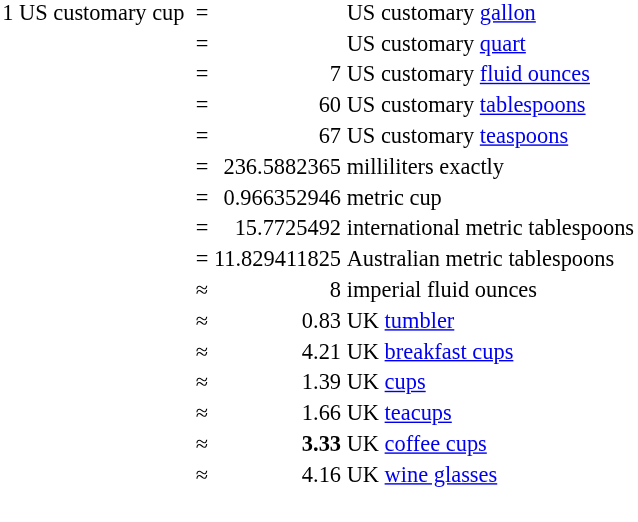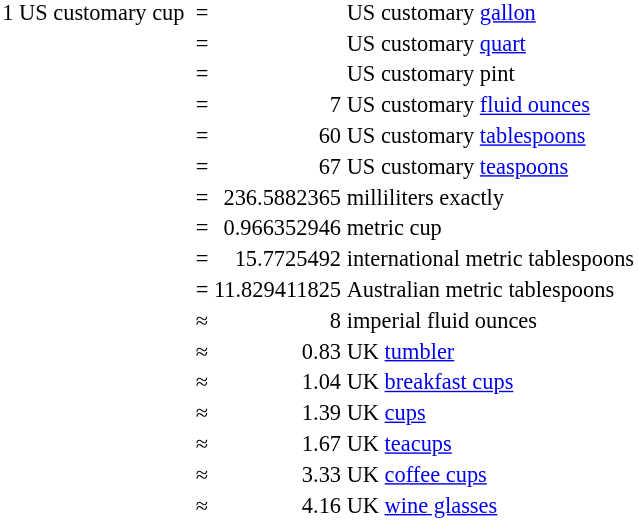+ row: (431, 74)
(321, 351) 4.21 -> (321, 382) 1.04
(321, 412) 1.66 -> (321, 443) 1.67
(321, 443) bold -> (321, 474) normal
